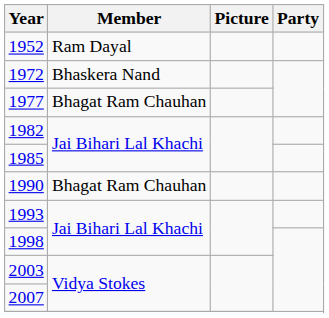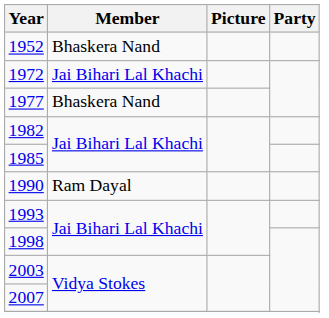(92, 46) Ram Dayal -> (106, 46) Bhaskera Nand
(106, 74) Bhaskera Nand -> (127, 74) Jai Bihari Lal Khachi
(129, 102) Bhagat Ram Chauhan -> (106, 102) Bhaskera Nand
(129, 185) Bhagat Ram Chauhan -> (92, 185) Ram Dayal
